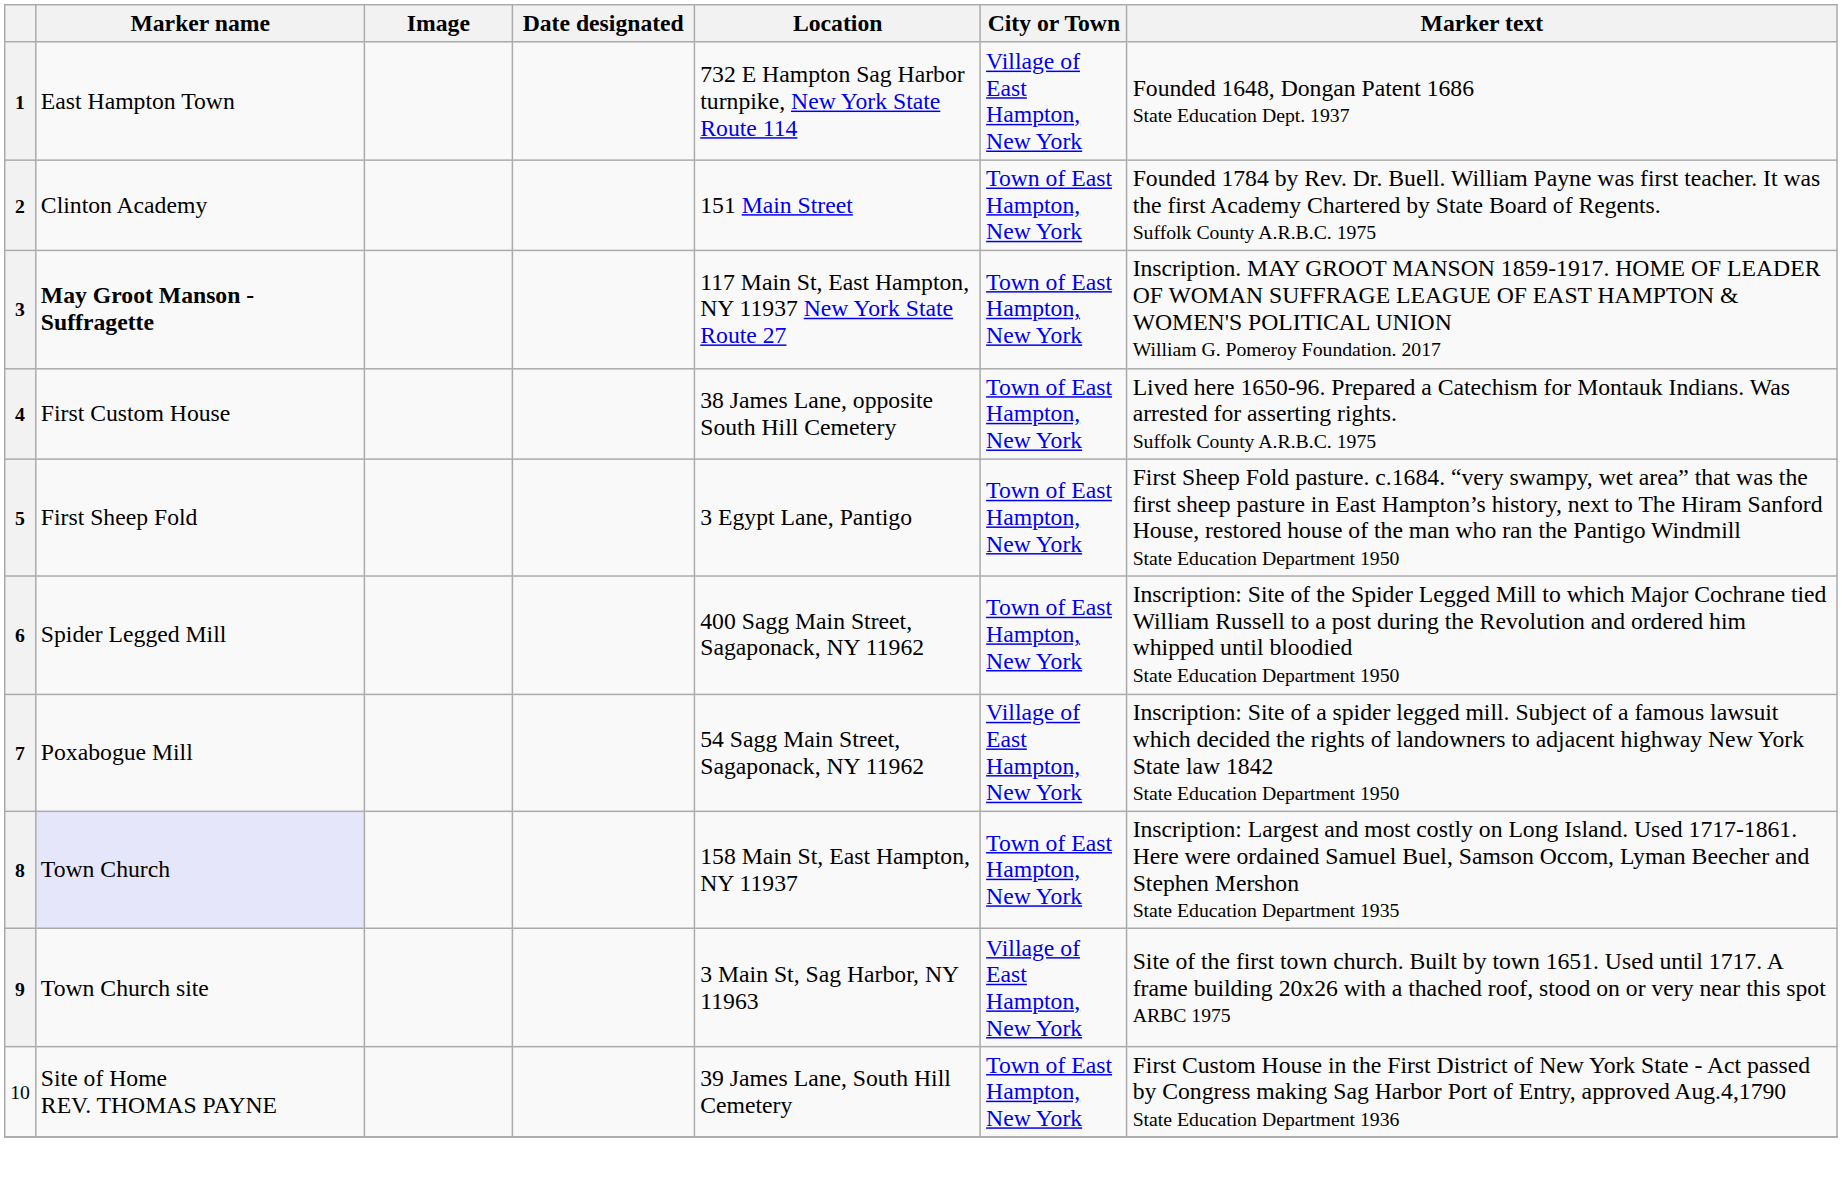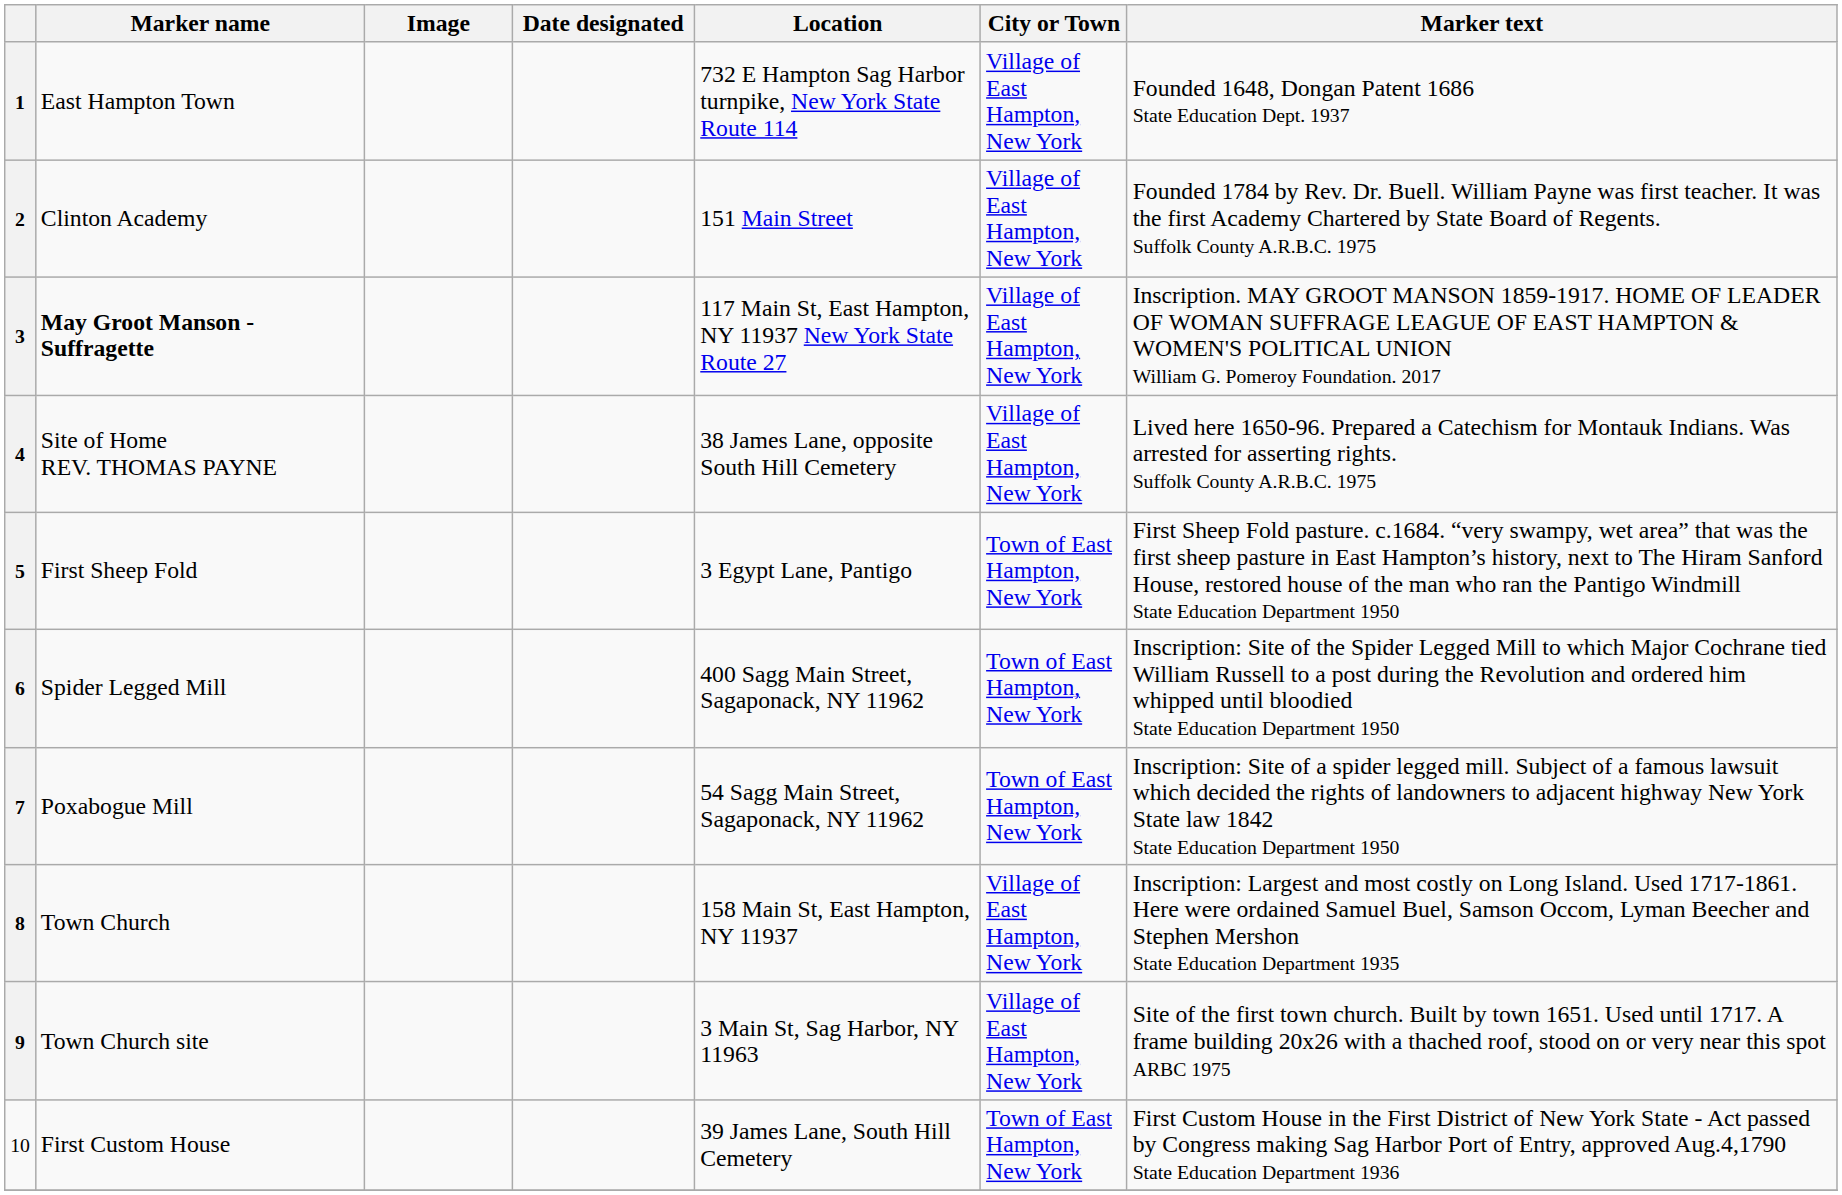(1049, 204) Town of East Hampton, New York -> (1034, 218) Village of East Hampton, New York
(1049, 309) Town of East Hampton, New York -> (1034, 335) Village of East Hampton, New York
(136, 413) First Custom House -> (159, 453) Site of Home REV. THOMAS PAYNE
(1049, 413) Town of East Hampton, New York -> (1034, 453) Village of East Hampton, New York
(1034, 752) Village of East Hampton, New York -> (1049, 805) Town of East Hampton, New York
(105, 869) lavender background -> (105, 923) no background
(1049, 869) Town of East Hampton, New York -> (1034, 923) Village of East Hampton, New York
(159, 1091) Site of Home REV. THOMAS PAYNE -> (136, 1144) First Custom House
